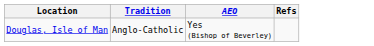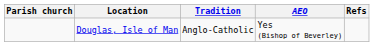+ column: (39, 11)
